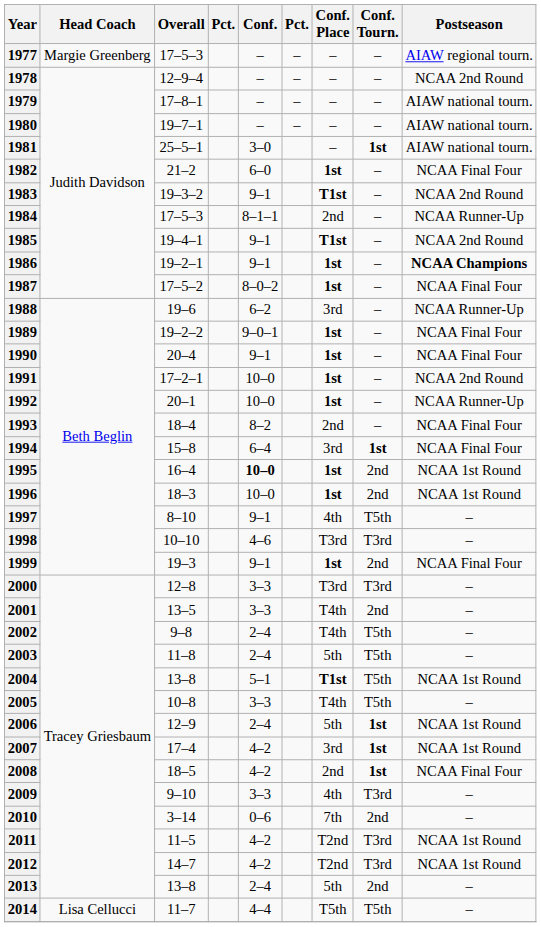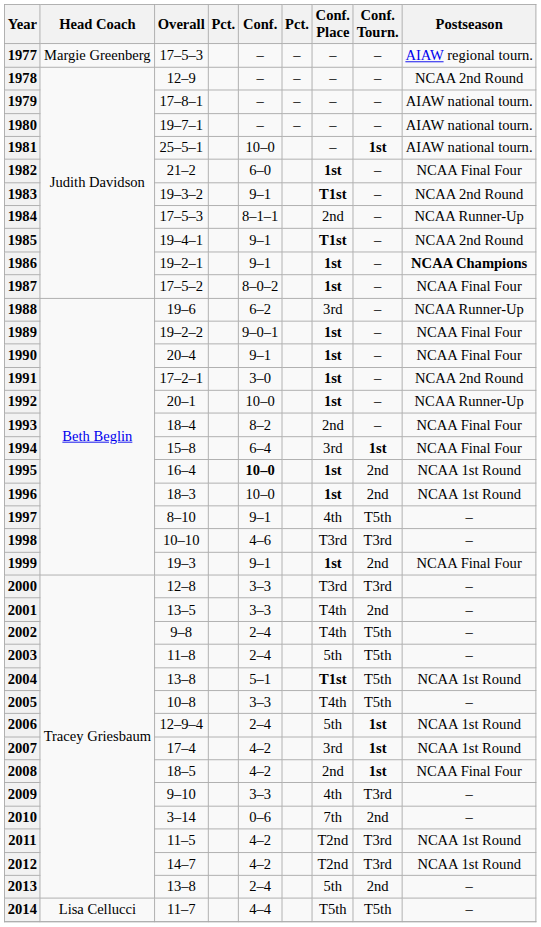(181, 78) 12–9–4 -> (181, 78) 12–9
(260, 147) 3–0 -> (260, 147) 10–0
(260, 378) 10–0 -> (260, 378) 3–0
(181, 725) 12–9 -> (181, 725) 12–9–4
